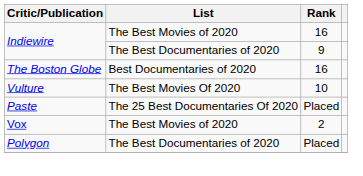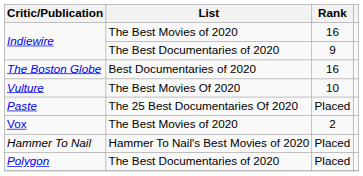+ row: (49, 143)
